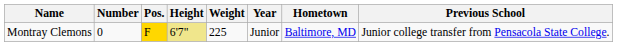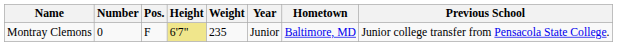(147, 32) gold background -> (147, 32) no background
(218, 32) 225 -> (218, 32) 235
